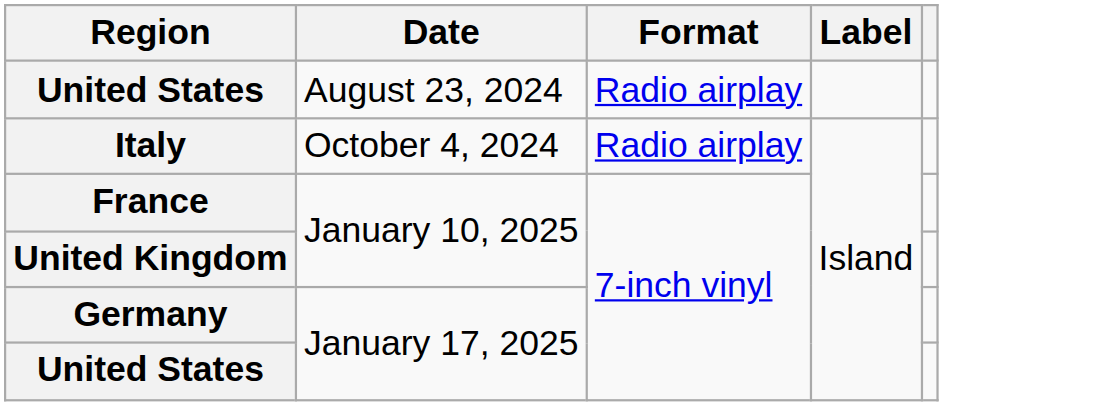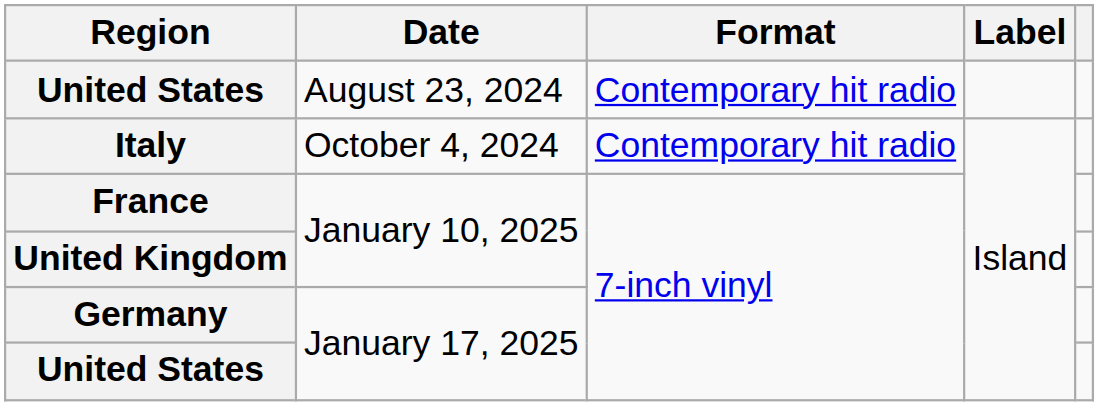(698, 88) Radio airplay -> (775, 88) Contemporary hit radio
(698, 145) Radio airplay -> (775, 145) Contemporary hit radio
